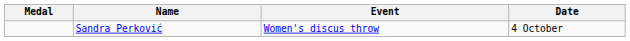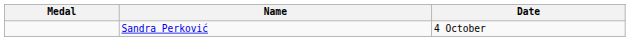- column: (385, 12)
